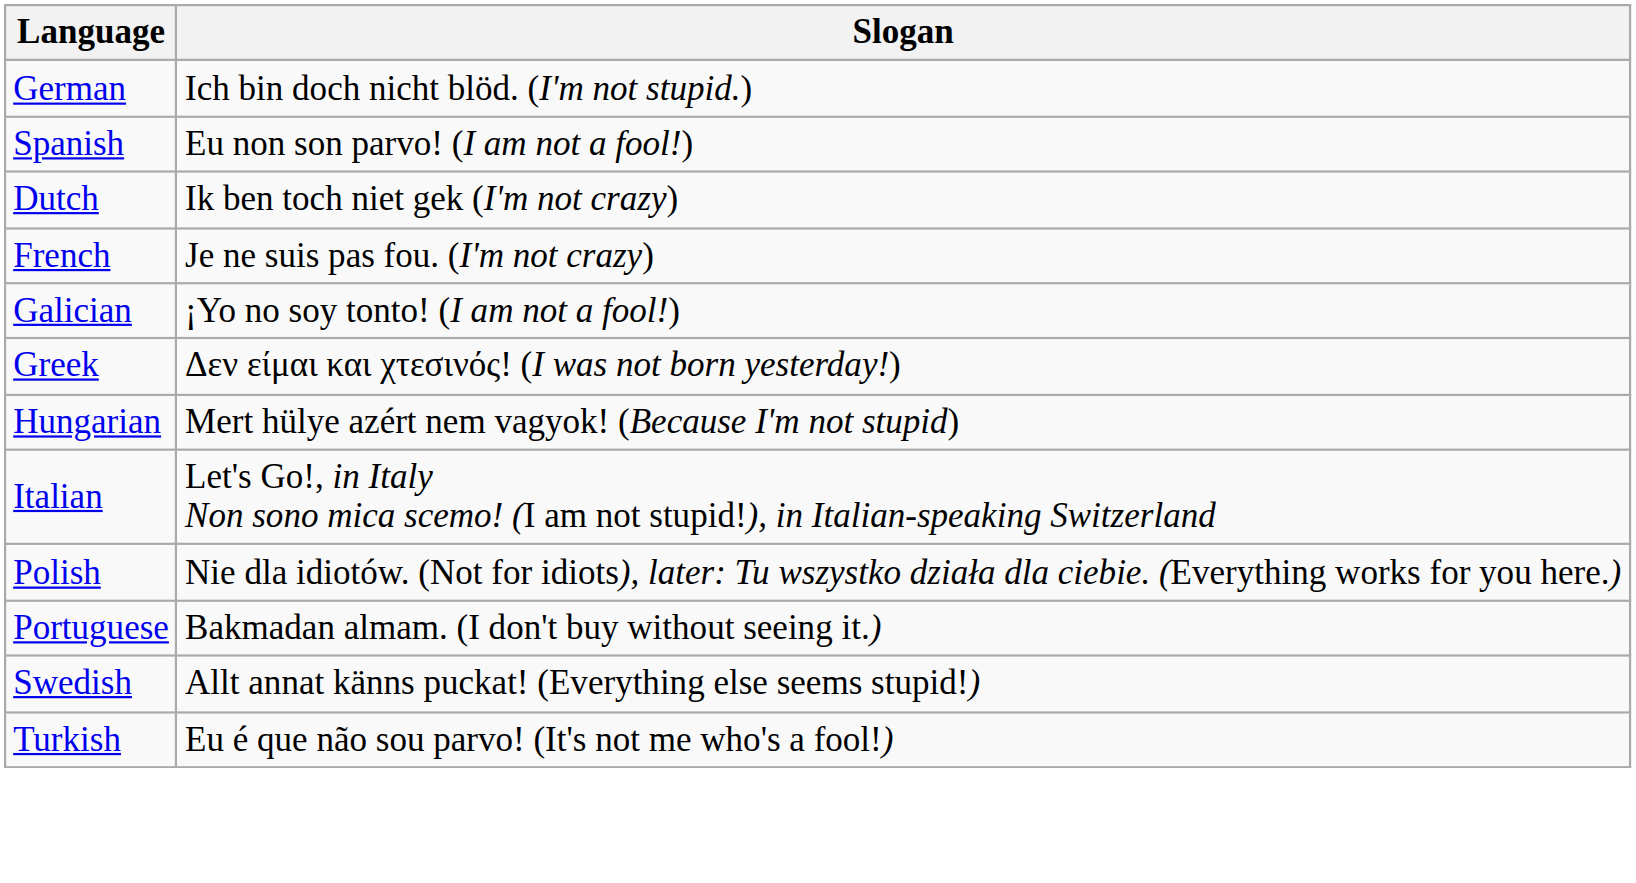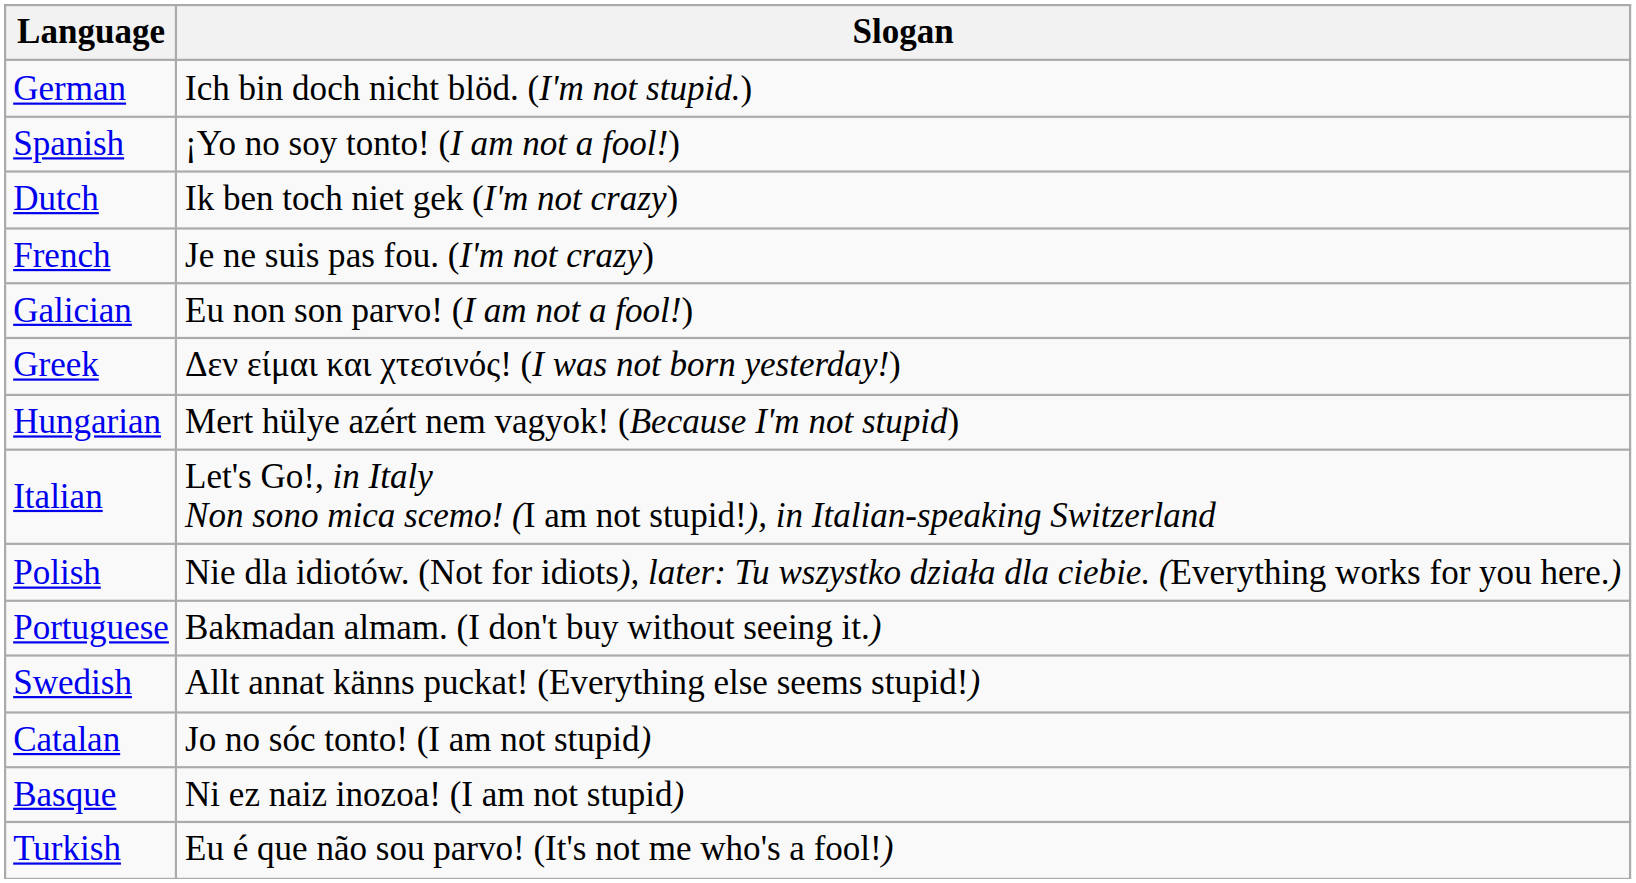(439, 143) Eu non son parvo! (I am not a fool!) -> (432, 143) ¡Yo no soy tonto! (I am not a fool!)
(432, 310) ¡Yo no soy tonto! (I am not a fool!) -> (439, 310) Eu non son parvo! (I am not a fool!)
+ row: (67, 738)
+ row: (65, 794)
